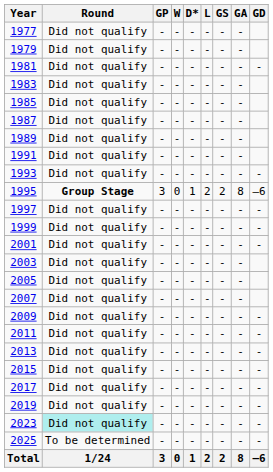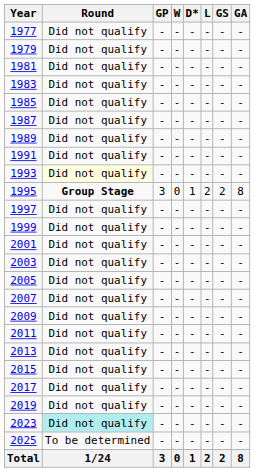- column: (259, 13)
(98, 173) no background -> (98, 173) lightyellow background
